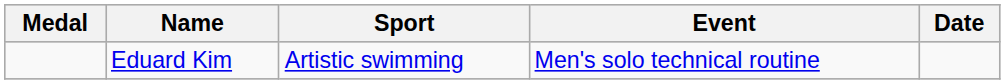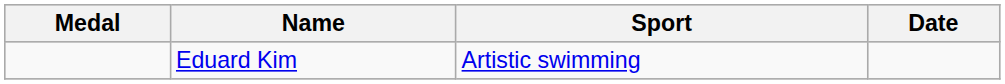- column: (724, 24)
